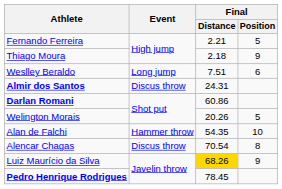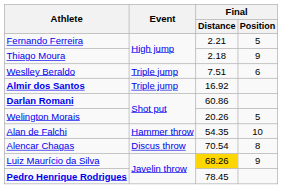(154, 71) Long jump -> (155, 71) Triple jump
(159, 86) Discus throw -> (155, 86) Triple jump
(217, 86) 24.31 -> (217, 86) 16.92
